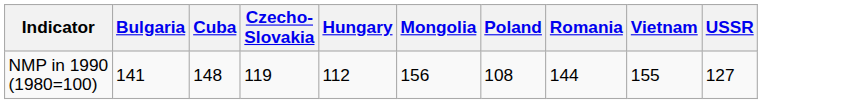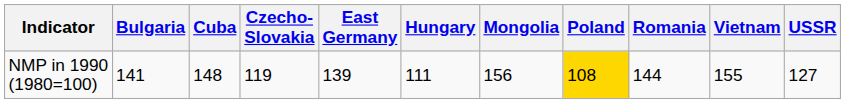+ column: (360, 27)
(336, 74) 112 -> (418, 74) 111
(499, 74) no background -> (582, 74) gold background
